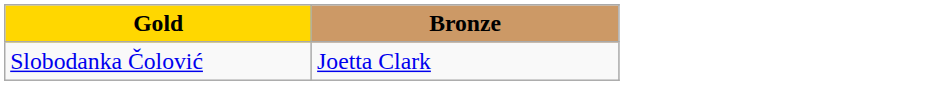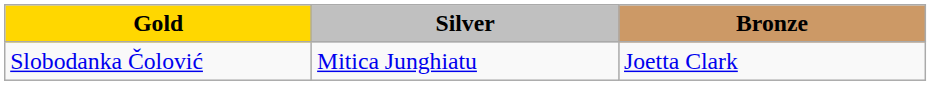+ column: (465, 23)
